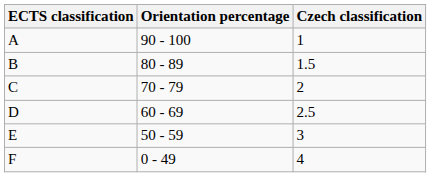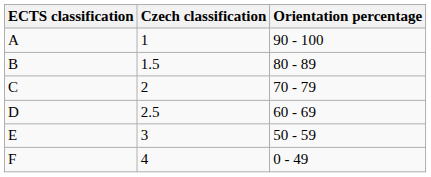columns swapped: (359, 16) <-> (215, 16)
